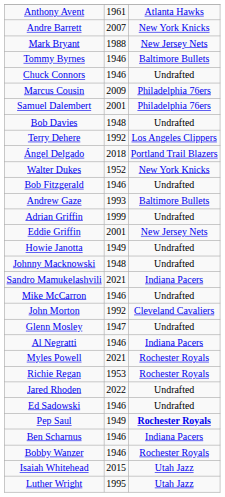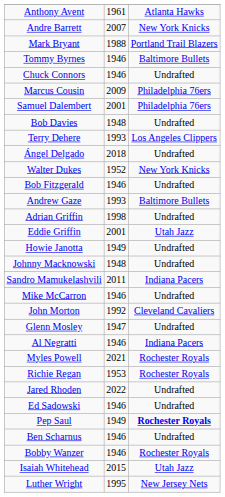(174, 43) New Jersey Nets -> (174, 43) Portland Trail Blazers
(116, 138) 1992 -> (116, 138) 1993
(174, 153) Portland Trail Blazers -> (174, 153) Undrafted
(116, 216) 1999 -> (116, 216) 1998
(174, 232) New Jersey Nets -> (174, 232) Utah Jazz
(116, 279) 2021 -> (116, 279) 2011
(174, 437) Indiana Pacers -> (174, 437) Undrafted
(174, 484) Utah Jazz -> (174, 484) New Jersey Nets
